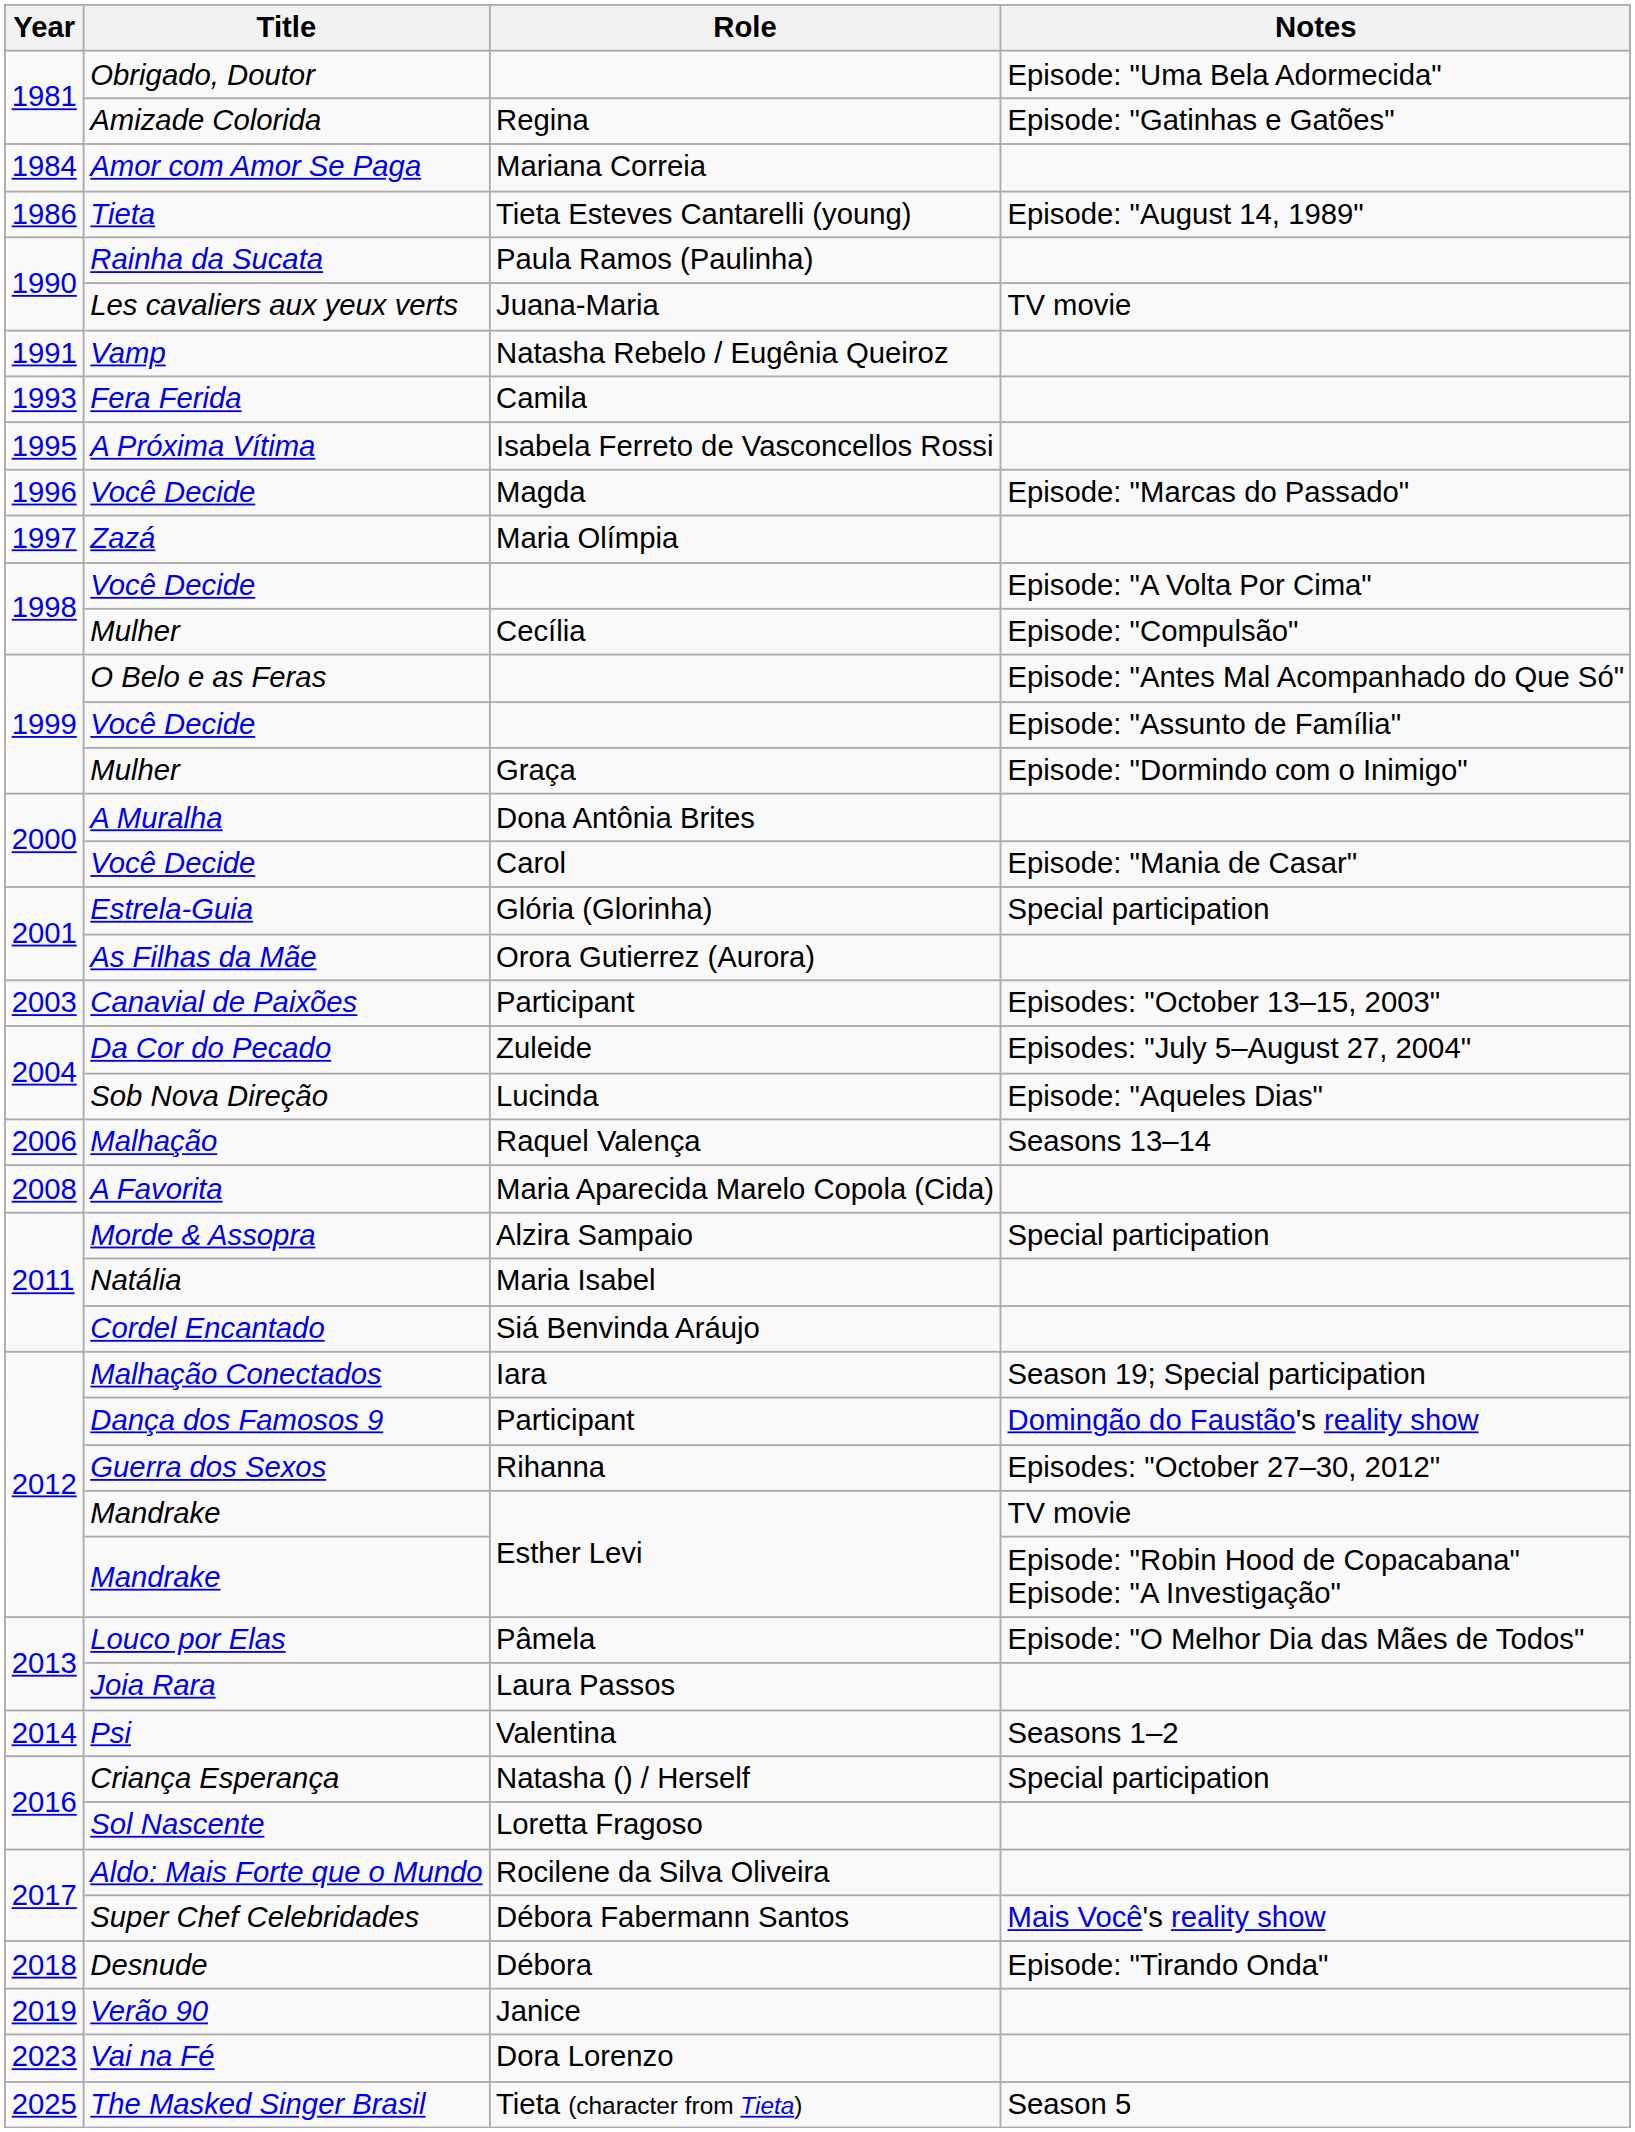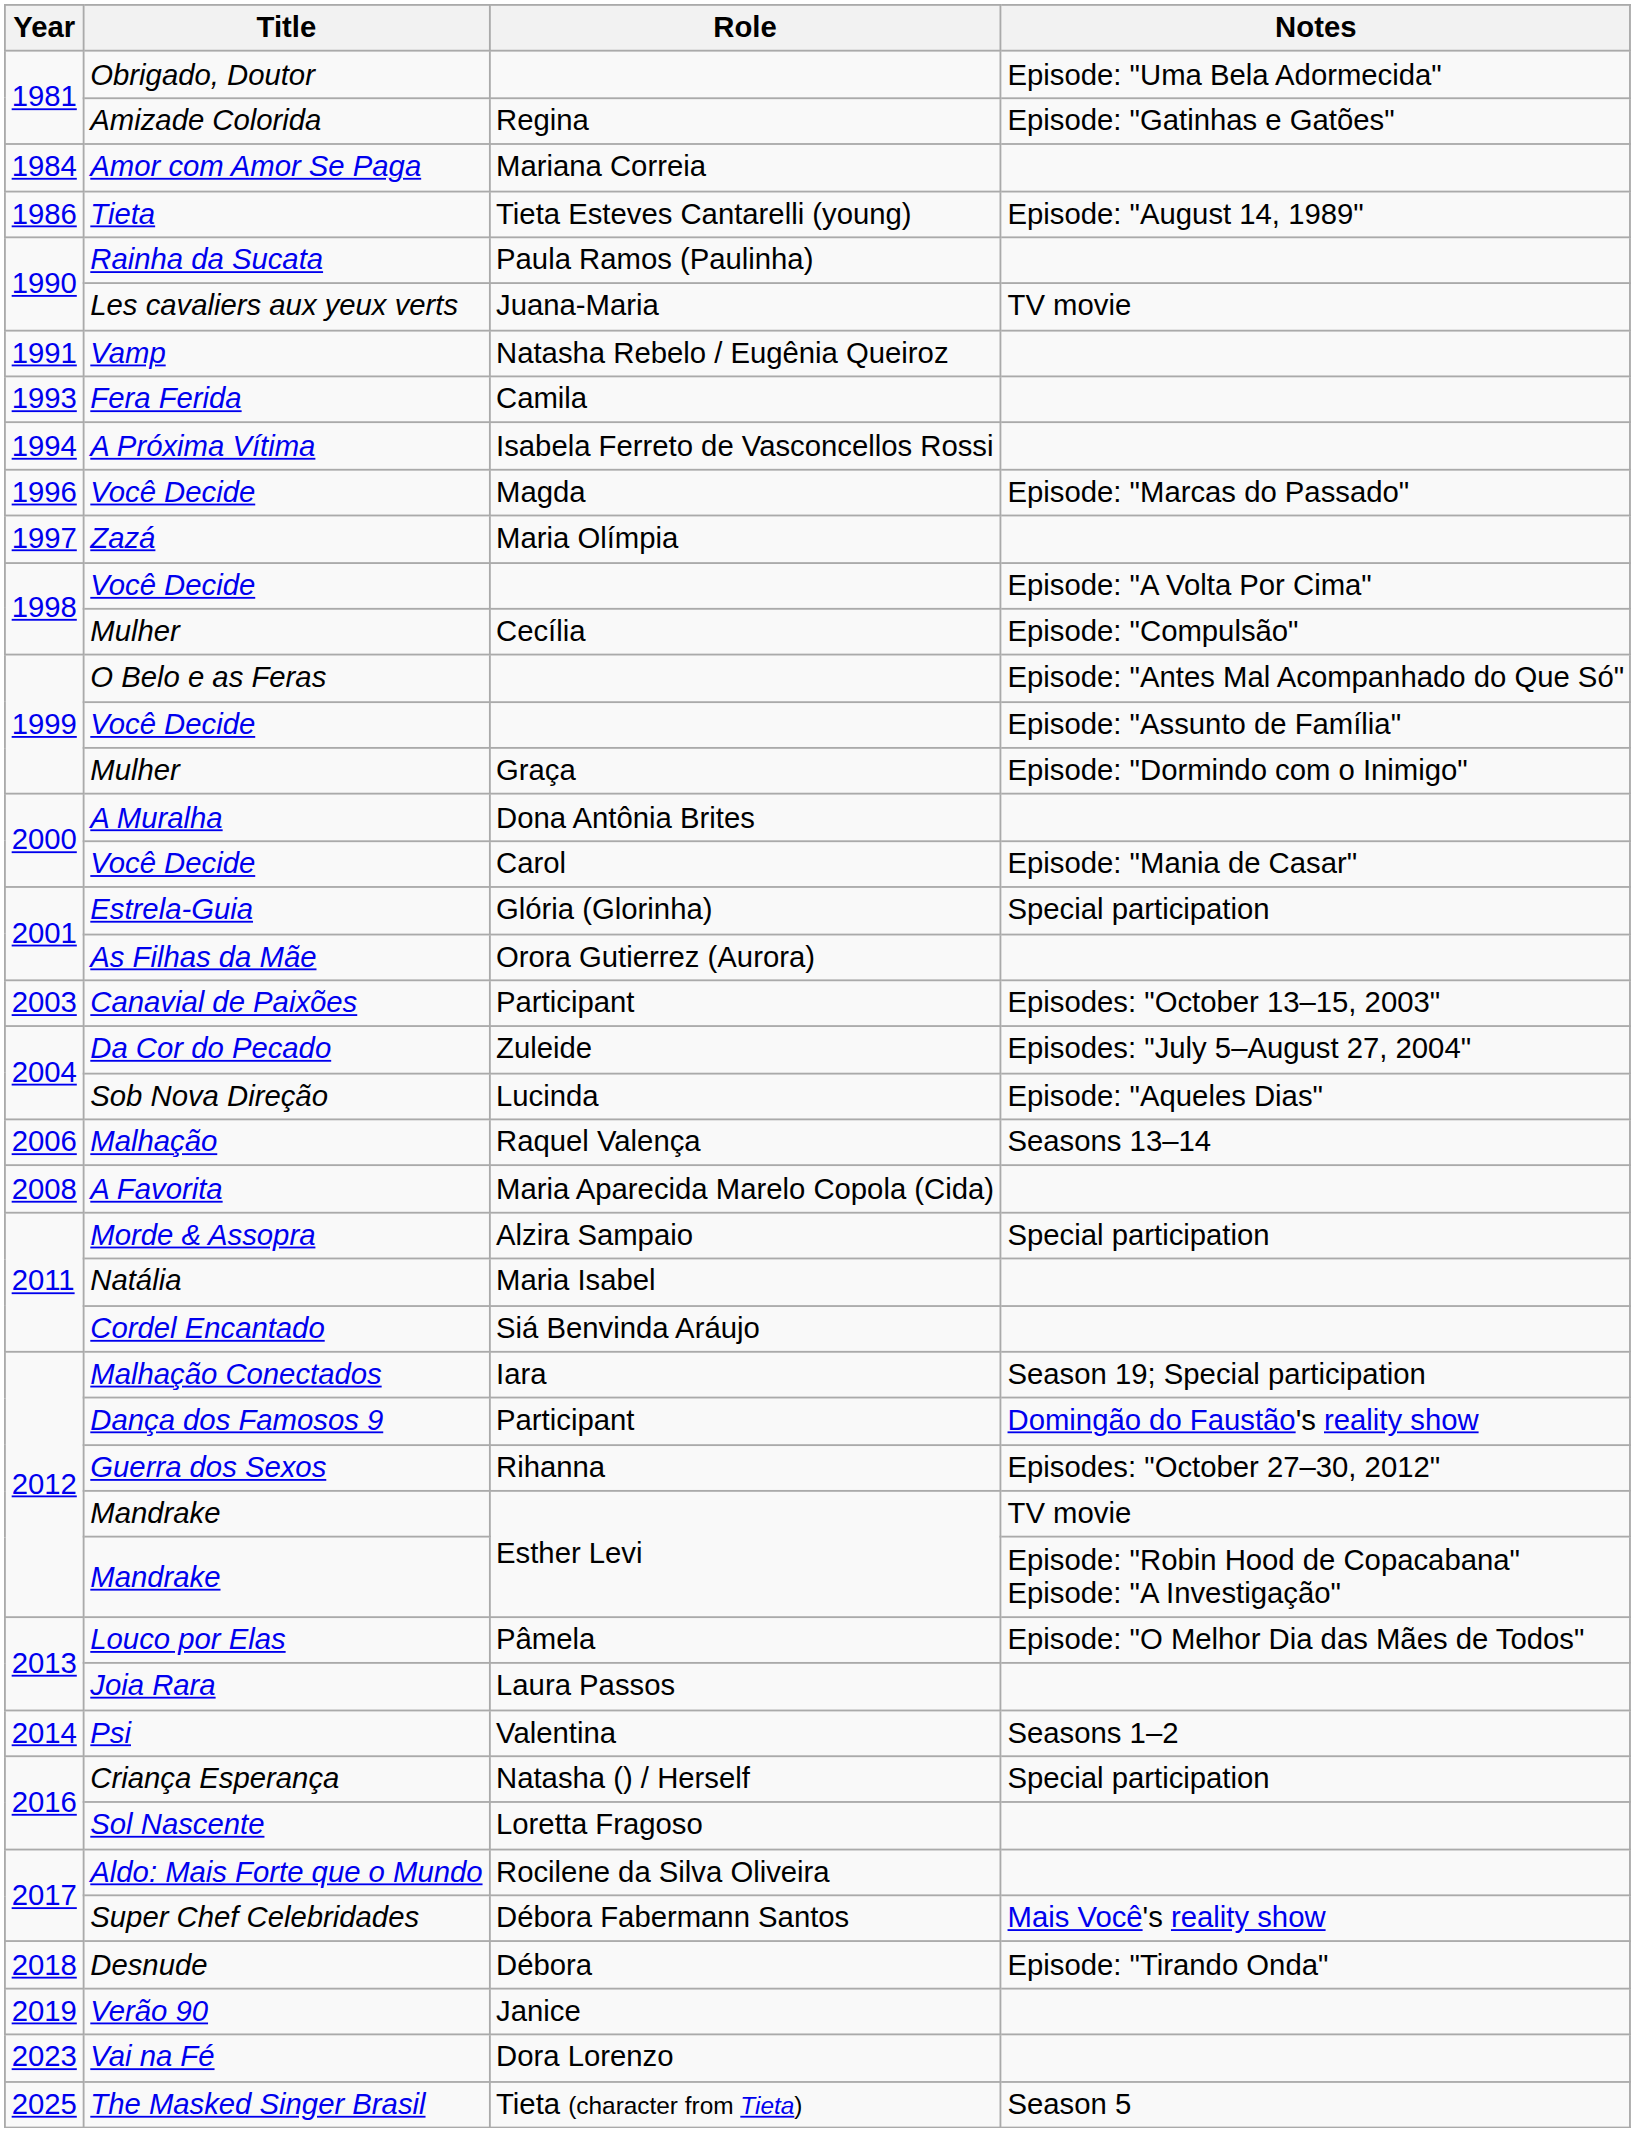(44, 445) 1995 -> (44, 445) 1994
